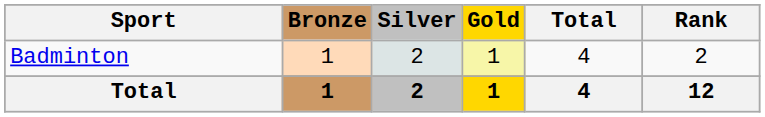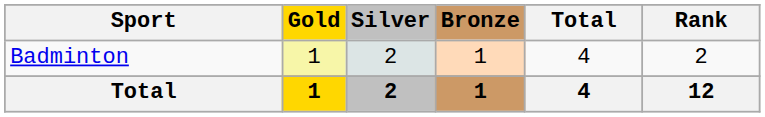columns swapped: (494, 23) <-> (327, 23)
